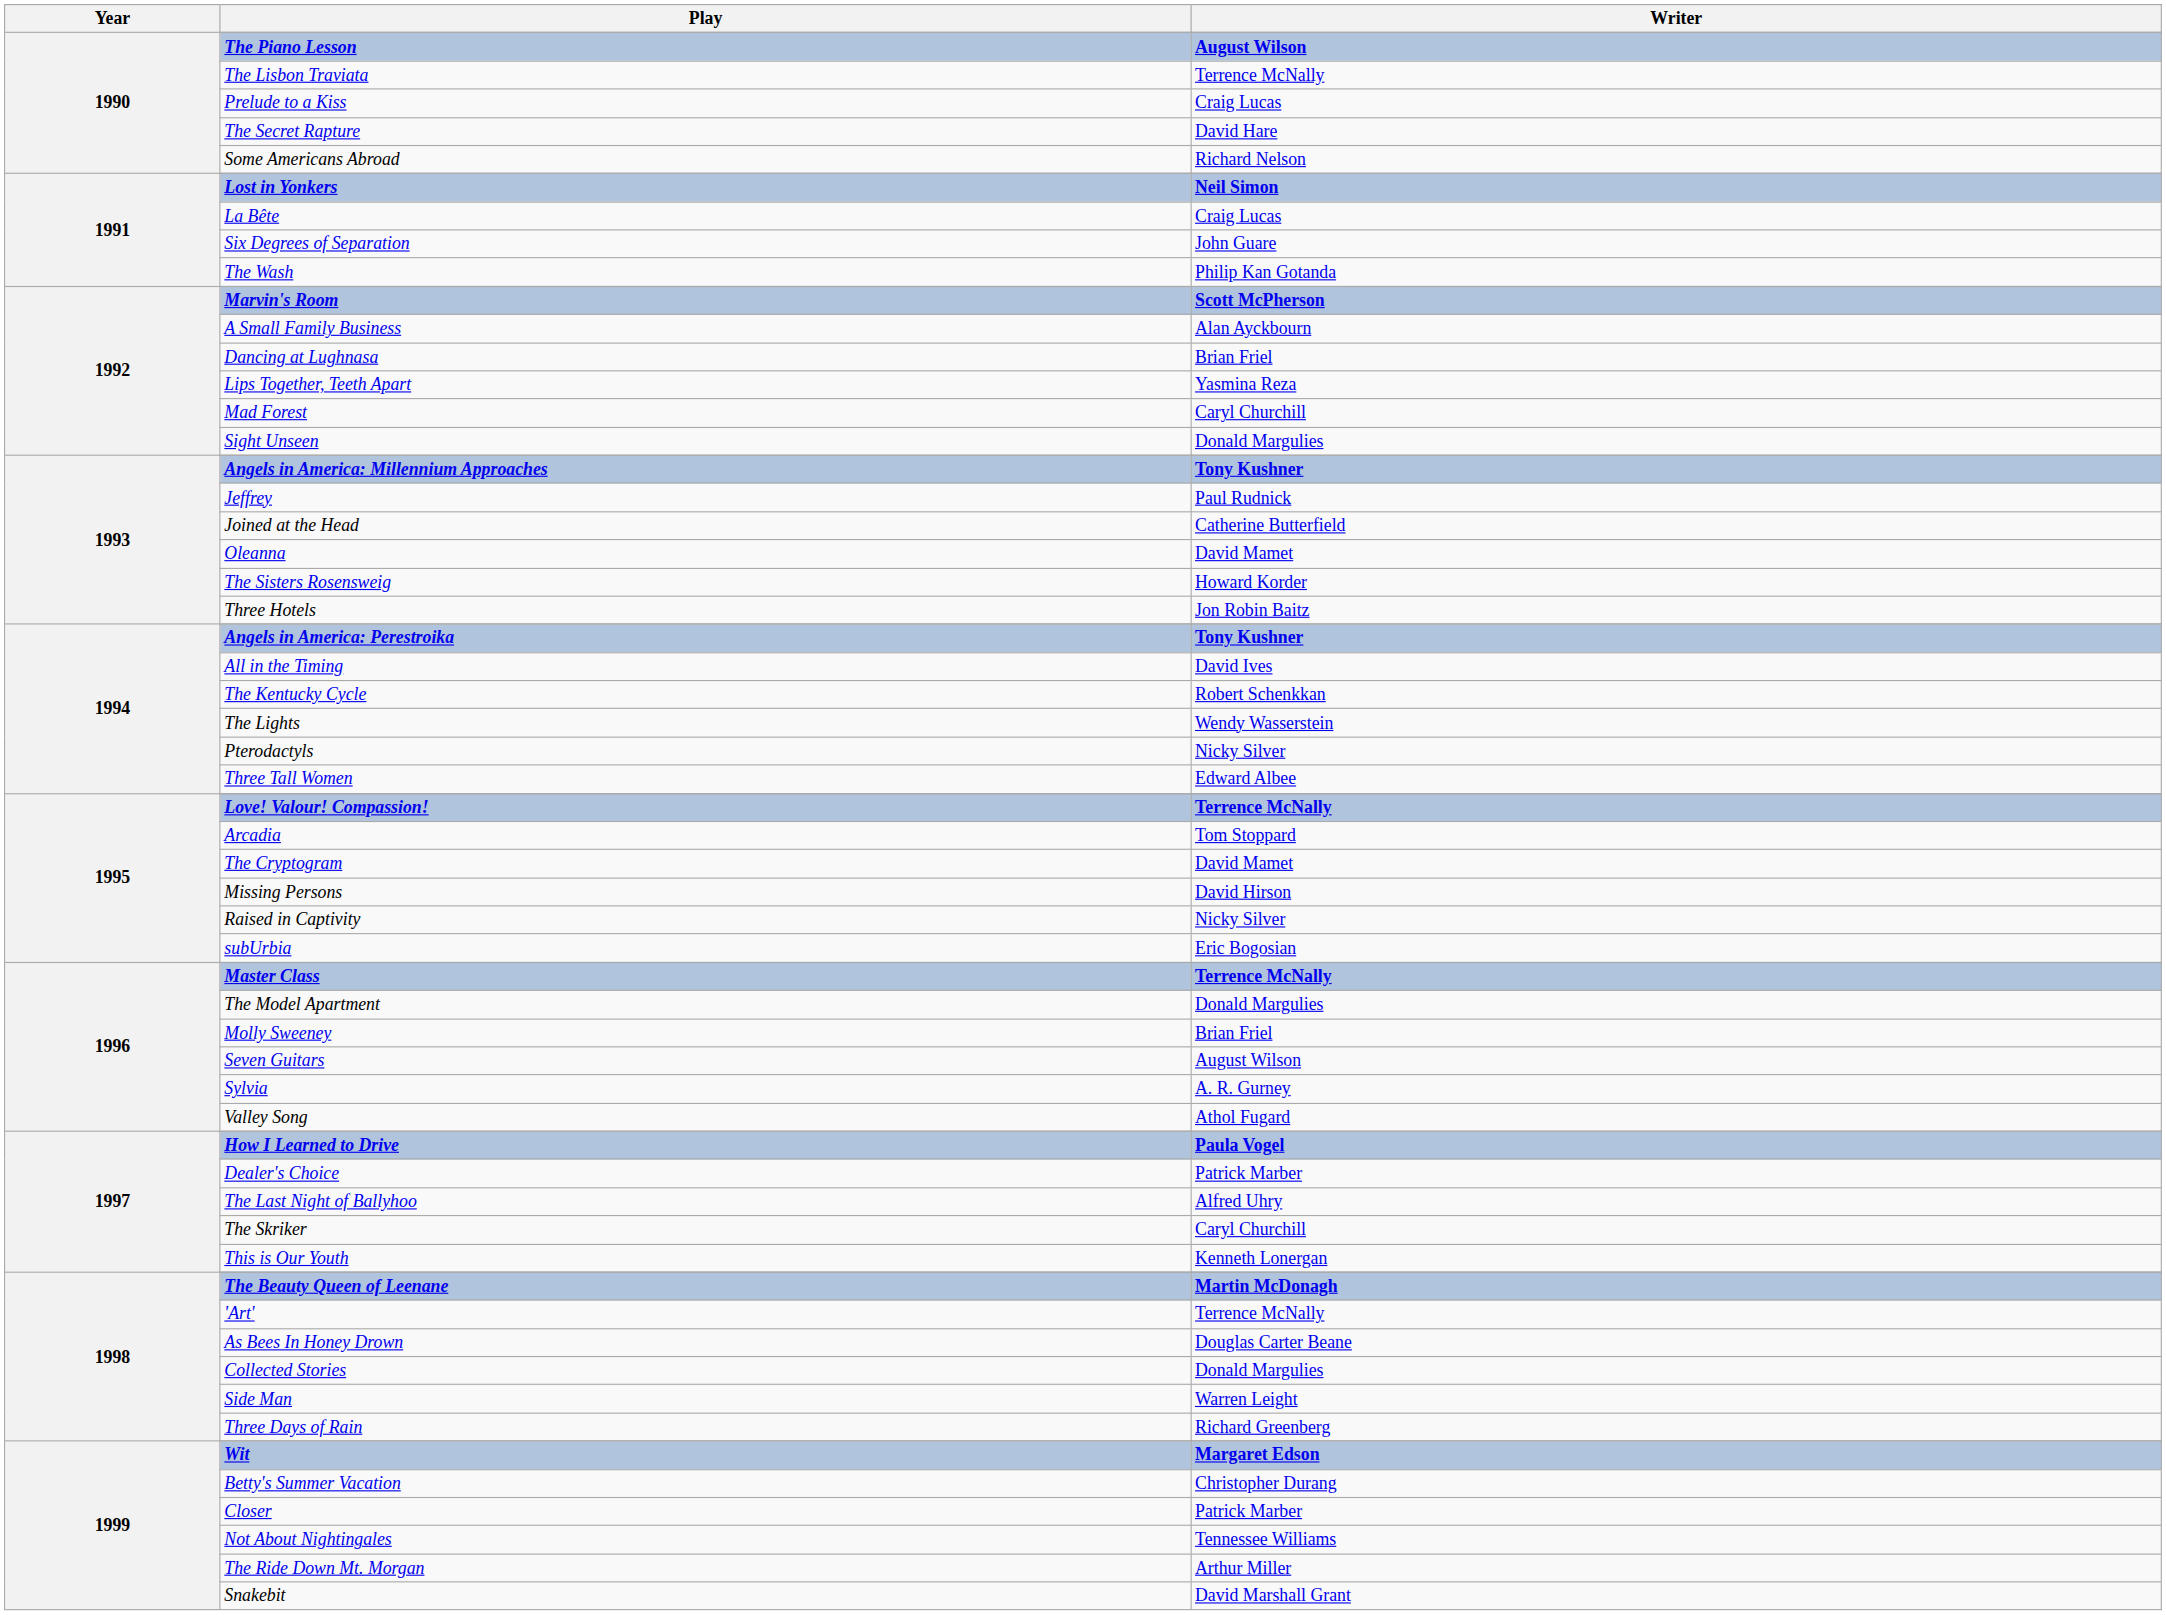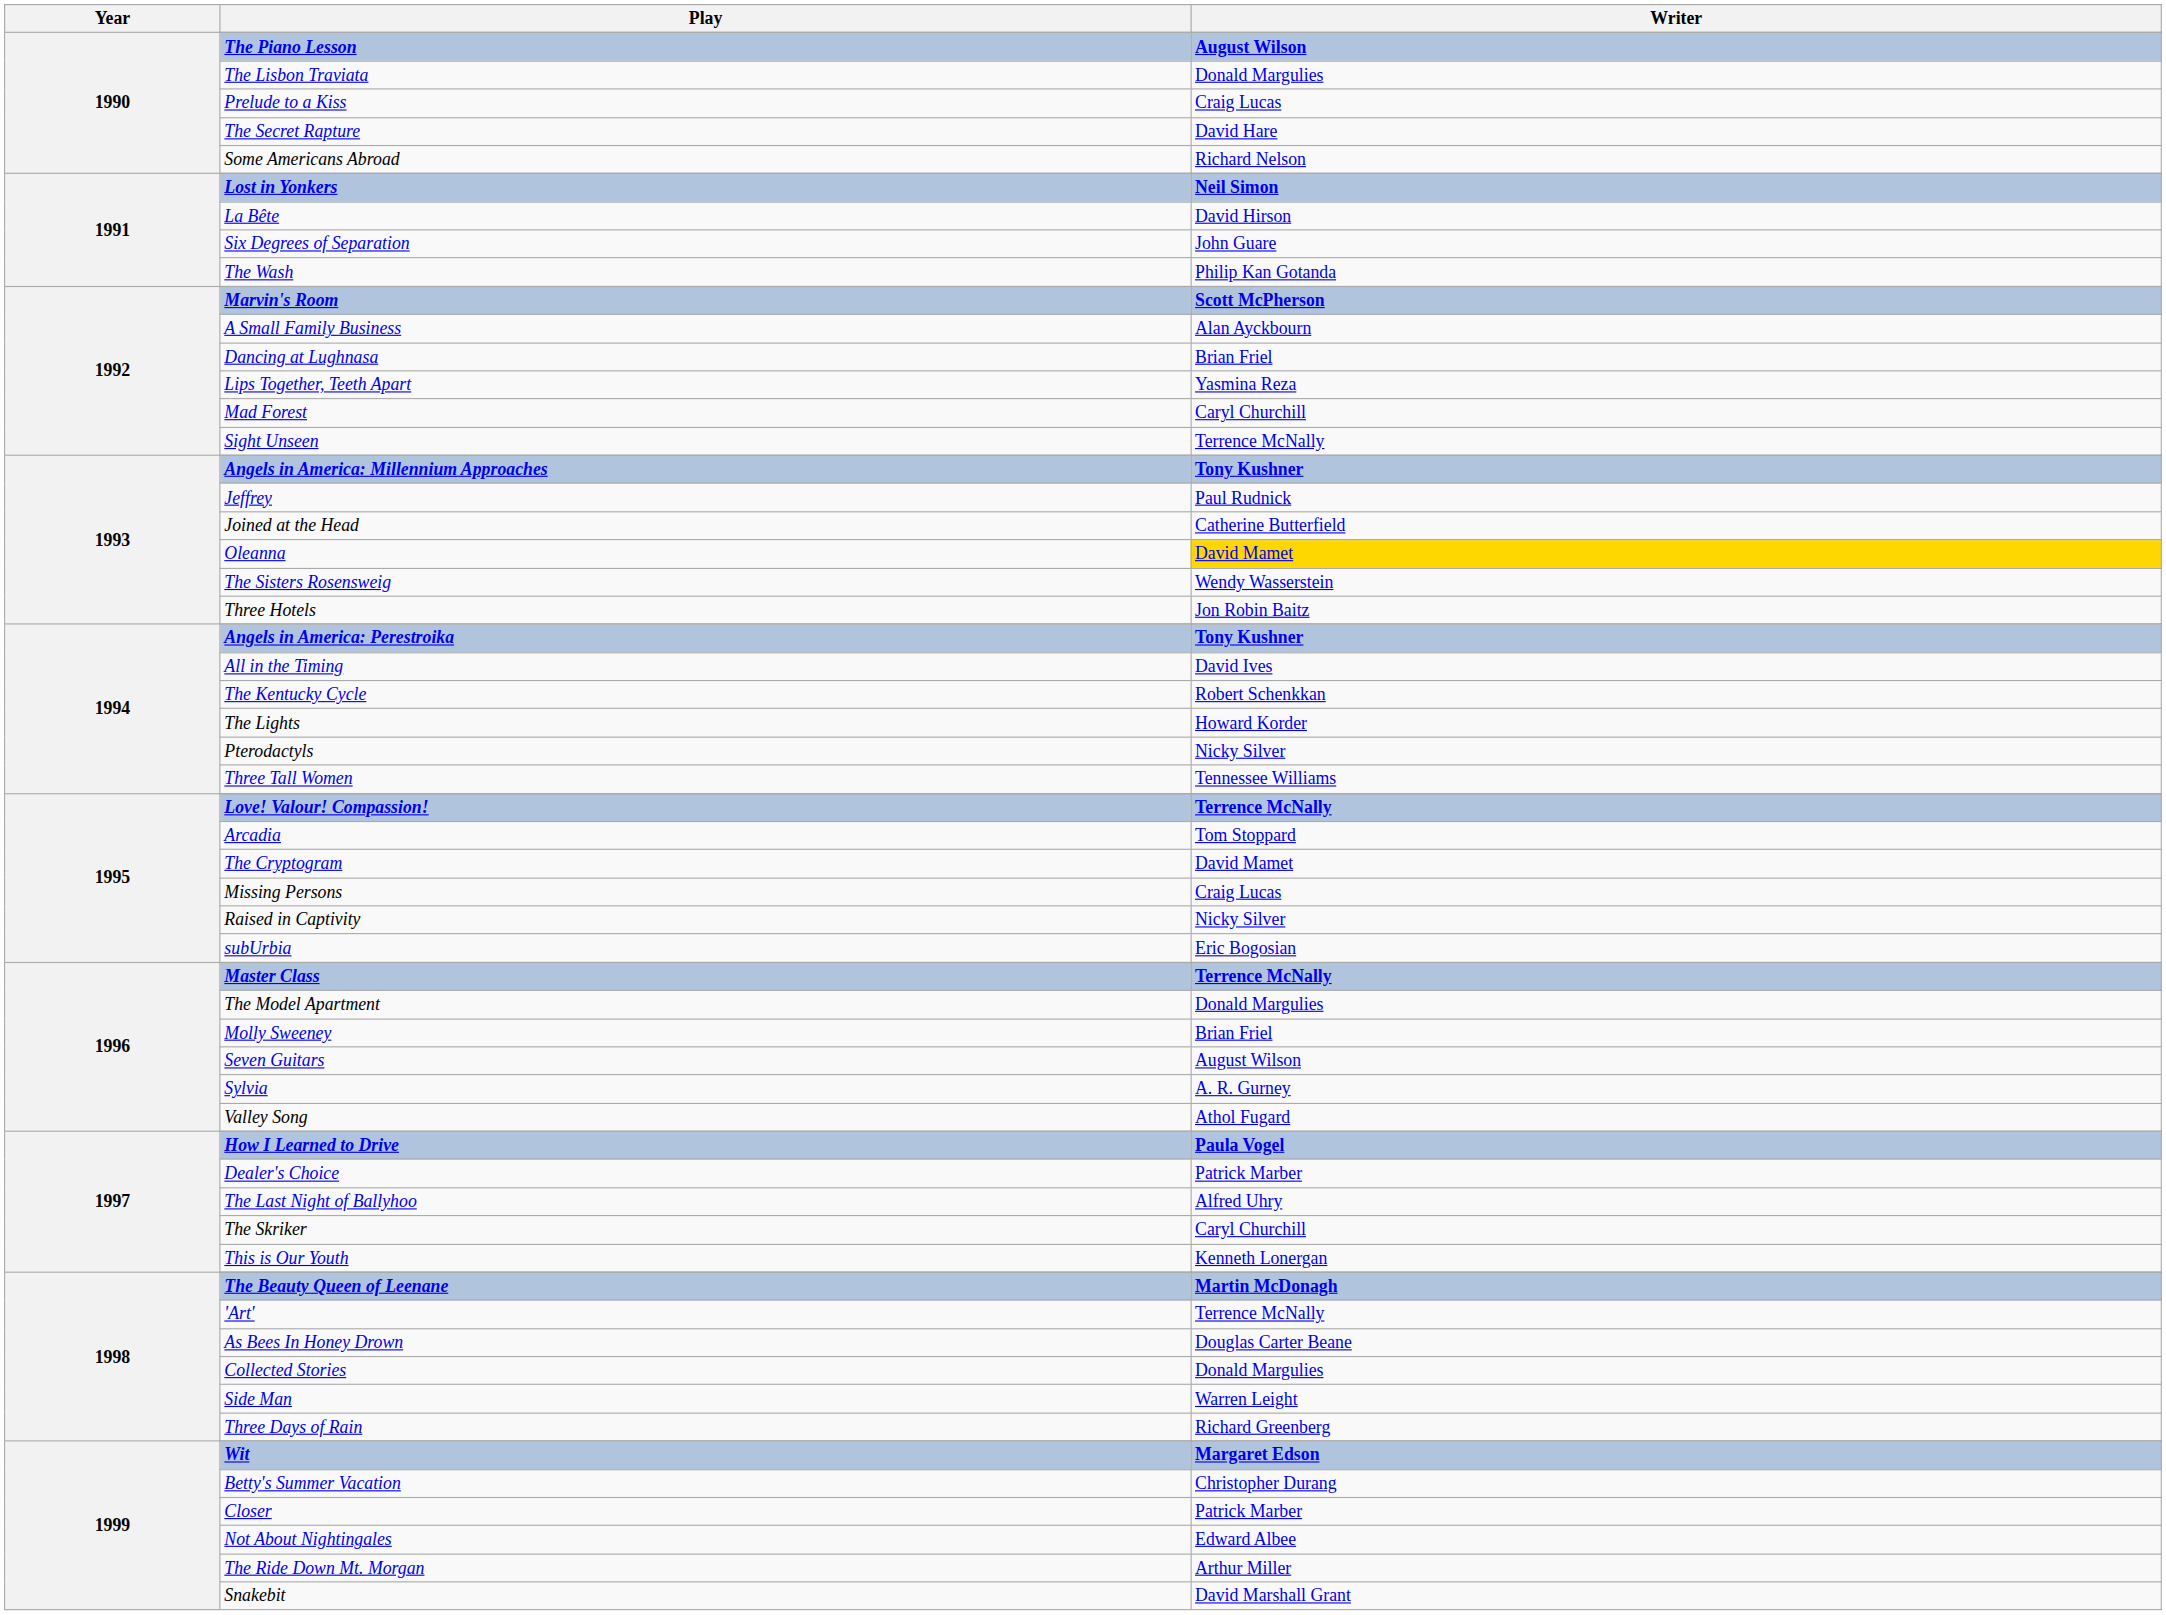(1260, 74) Terrence McNally -> (1259, 74) Donald Margulies
(1238, 215) Craig Lucas -> (1243, 215) David Hirson
(1259, 441) Donald Margulies -> (1260, 441) Terrence McNally
(1244, 553) no background -> (1244, 553) gold background
(1251, 581) Howard Korder -> (1264, 581) Wendy Wasserstein
(1264, 722) Wendy Wasserstein -> (1251, 722) Howard Korder
(1246, 779) Edward Albee -> (1266, 779) Tennessee Williams
(1243, 891) David Hirson -> (1238, 891) Craig Lucas
(1266, 1539) Tennessee Williams -> (1246, 1539) Edward Albee
